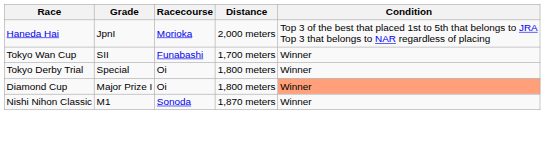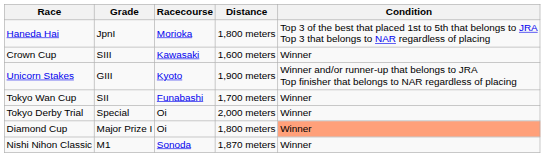(247, 33) 2,000 meters -> (247, 33) 1,800 meters
+ row: (31, 54)
+ row: (40, 76)
(247, 70) 1,800 meters -> (247, 113) 2,000 meters
